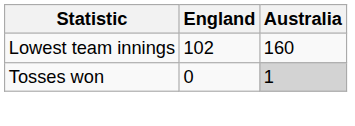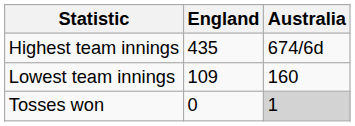+ row: (94, 47)
(199, 47) 102 -> (203, 76) 109
